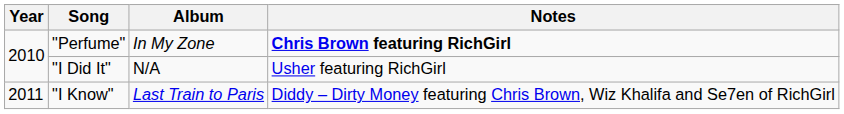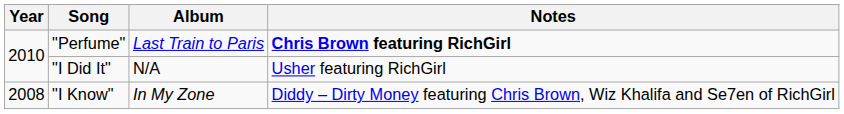(174, 43) In My Zone -> (198, 43) Last Train to Paris
(26, 95) 2011 -> (26, 95) 2008
(198, 95) Last Train to Paris -> (174, 95) In My Zone
